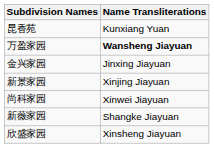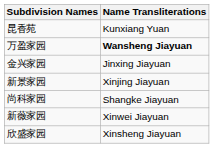(136, 99) Xinwei Jiayuan -> (141, 99) Shangke Jiayuan
(141, 116) Shangke Jiayuan -> (136, 116) Xinwei Jiayuan
